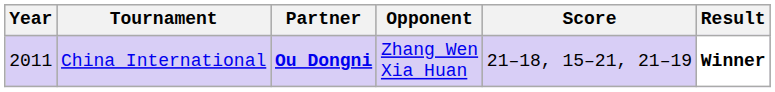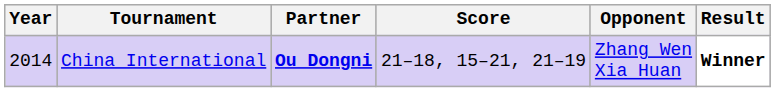columns swapped: (430, 20) <-> (589, 20)
(31, 61) 2011 -> (31, 61) 2014
